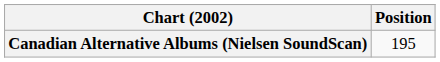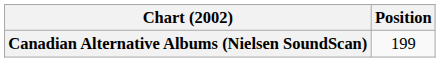(403, 43) 195 -> (403, 43) 199
